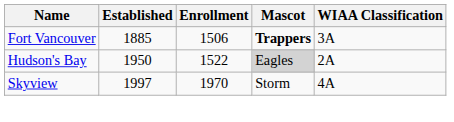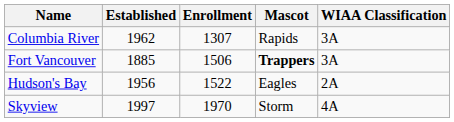+ row: (53, 38)
(137, 60) 1950 -> (141, 83) 1956
(274, 60) lightgrey background -> (278, 83) no background
